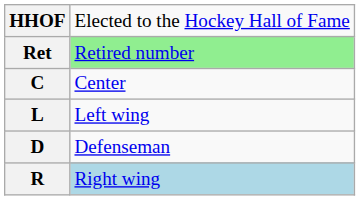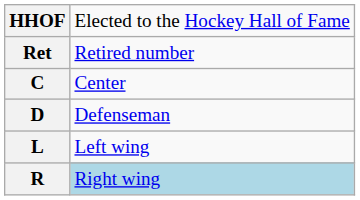(134, 52) lightgreen background -> (134, 52) no background
rows swapped: (37, 147) <-> (37, 115)
